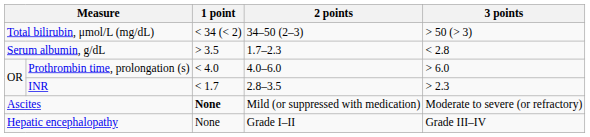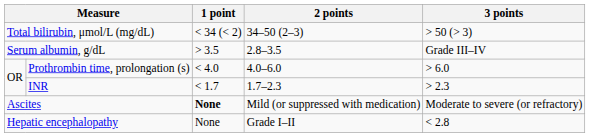(264, 50) 1.7–2.3 -> (264, 50) 2.8–3.5
(437, 50) < 2.8 -> (456, 50) Grade III–IV
(264, 86) 2.8–3.5 -> (264, 86) 1.7–2.3
(456, 123) Grade III–IV -> (437, 123) < 2.8
